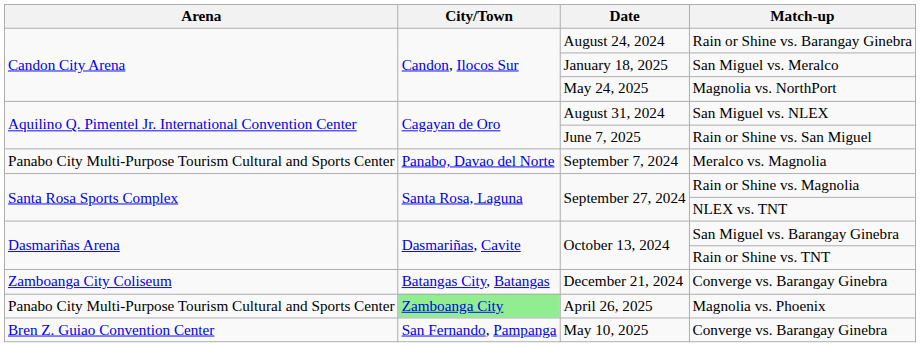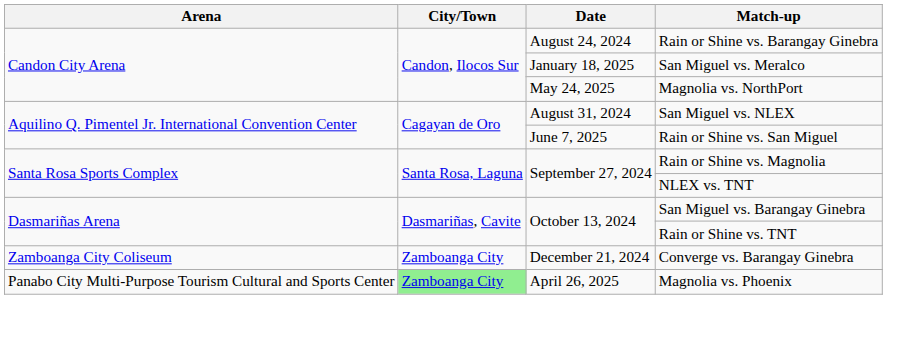- row: (621, 161)
(476, 281) Batangas City, Batangas -> (453, 257) Zamboanga City
- row: (606, 329)
